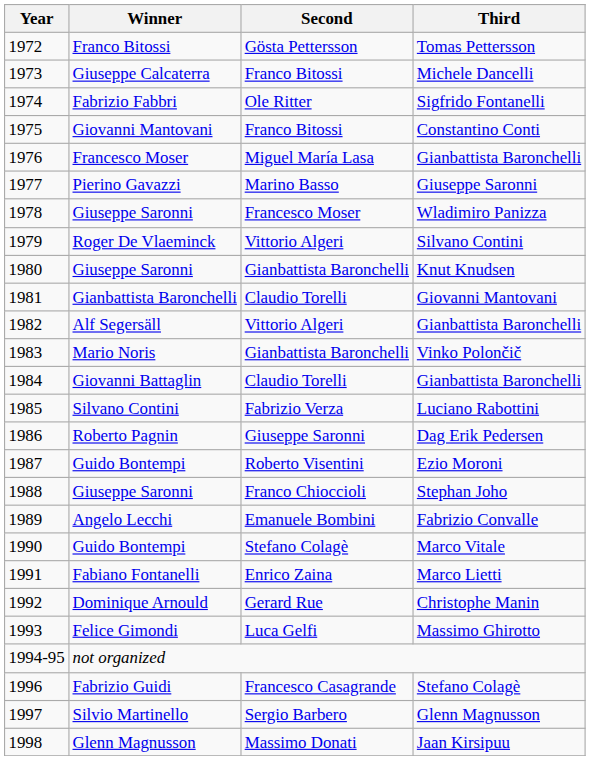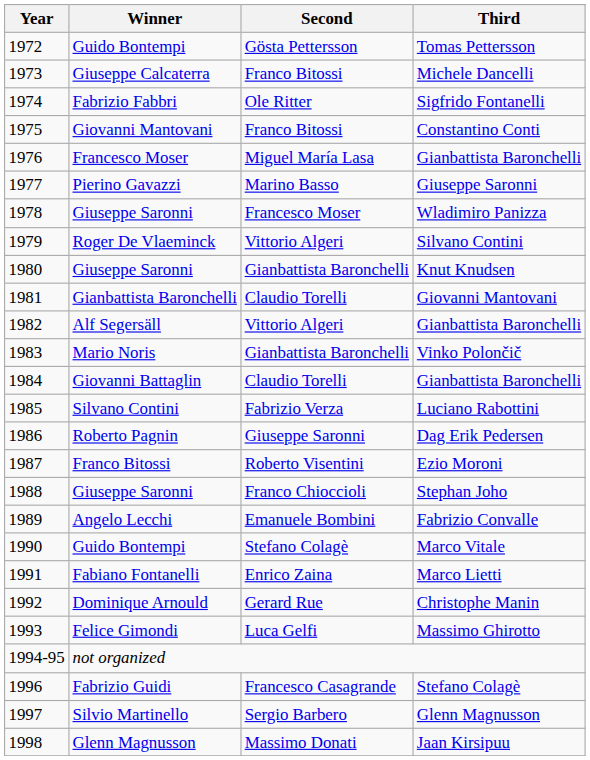(121, 46) Franco Bitossi -> (129, 46) Guido Bontempi
(129, 463) Guido Bontempi -> (121, 463) Franco Bitossi
